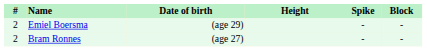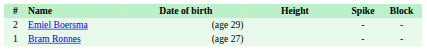(15, 39) 2 -> (15, 39) 1
